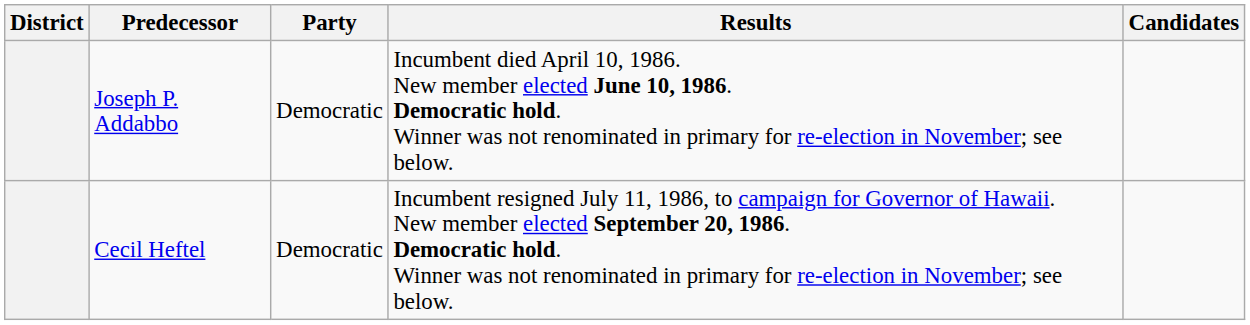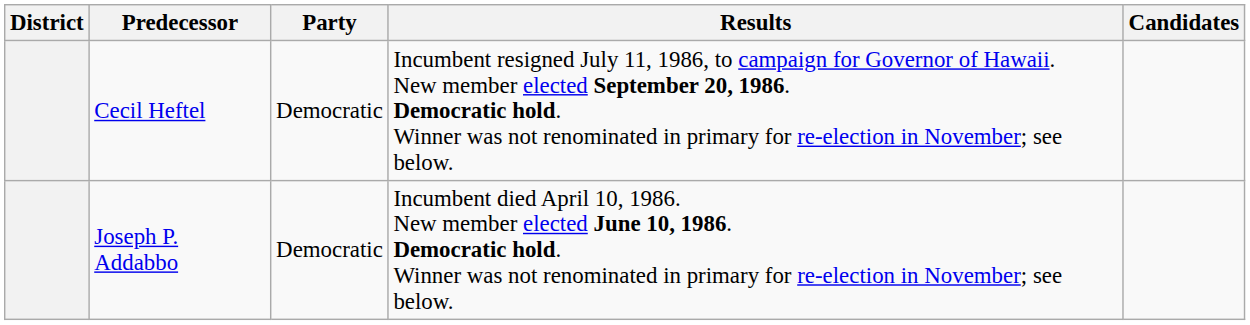rows swapped: (136, 110) <-> (150, 249)
